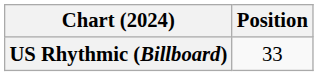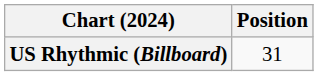(272, 53) 33 -> (272, 53) 31
